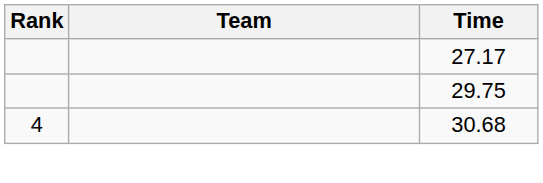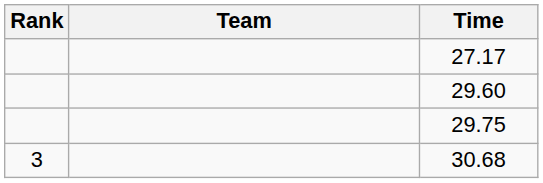+ row: (479, 90)
(37, 125) 4 -> (37, 159) 3
